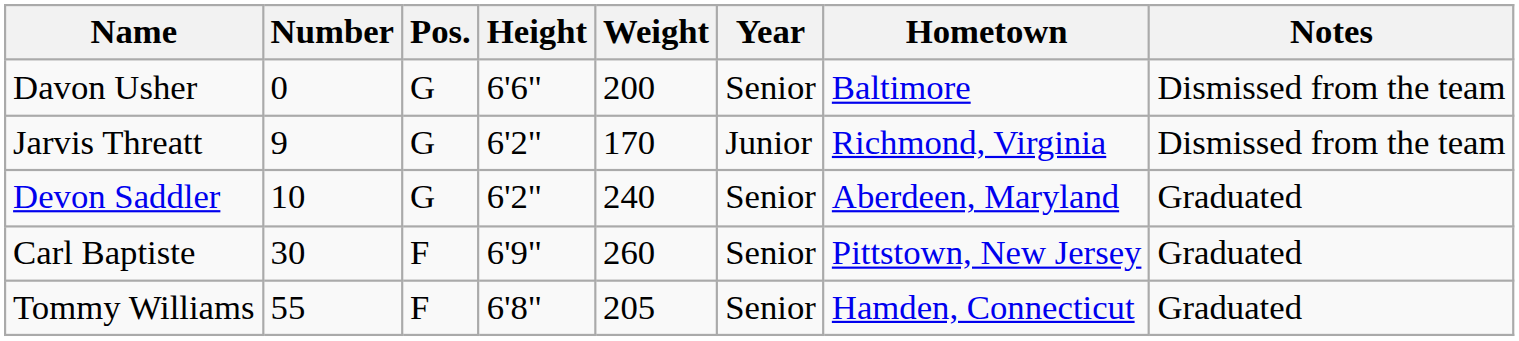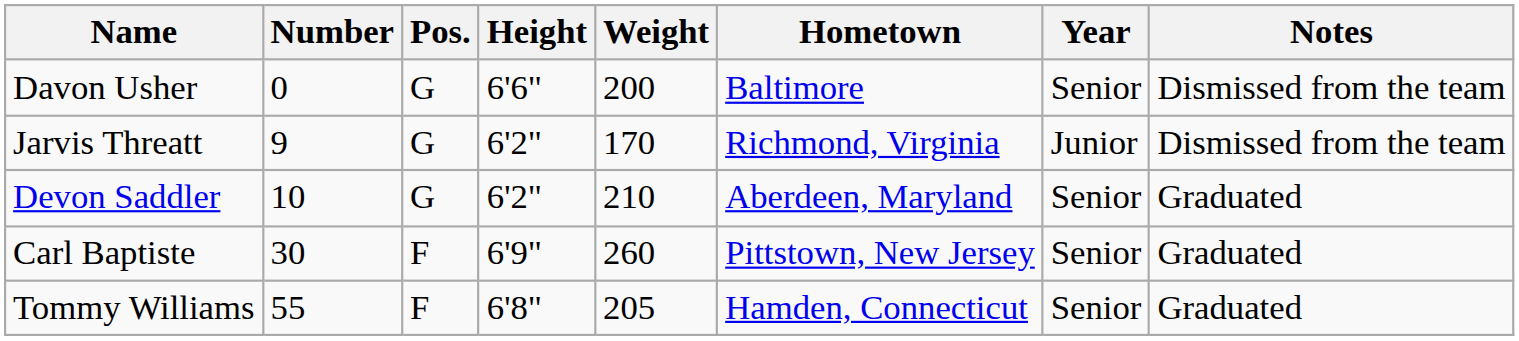columns swapped: (771, 32) <-> (987, 32)
(629, 197) 240 -> (629, 197) 210
